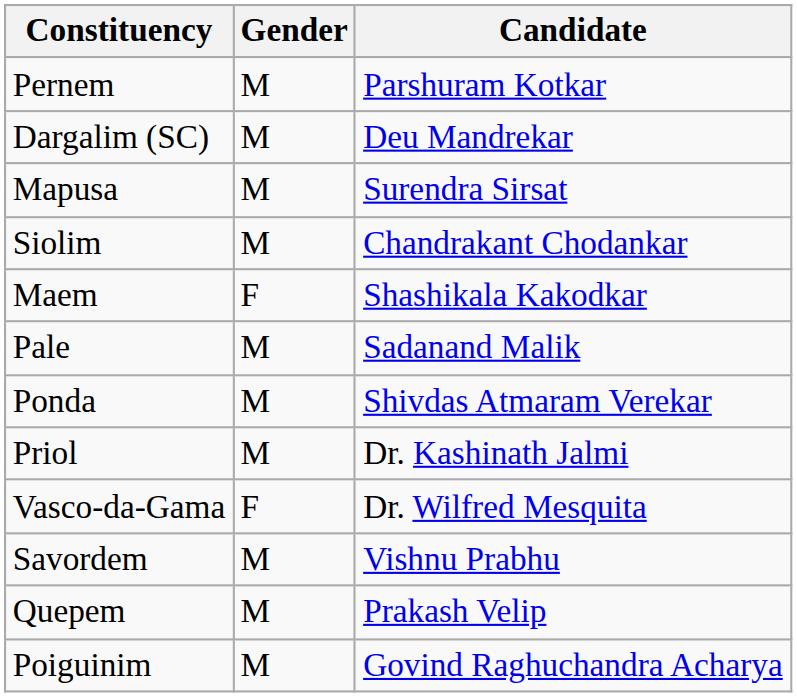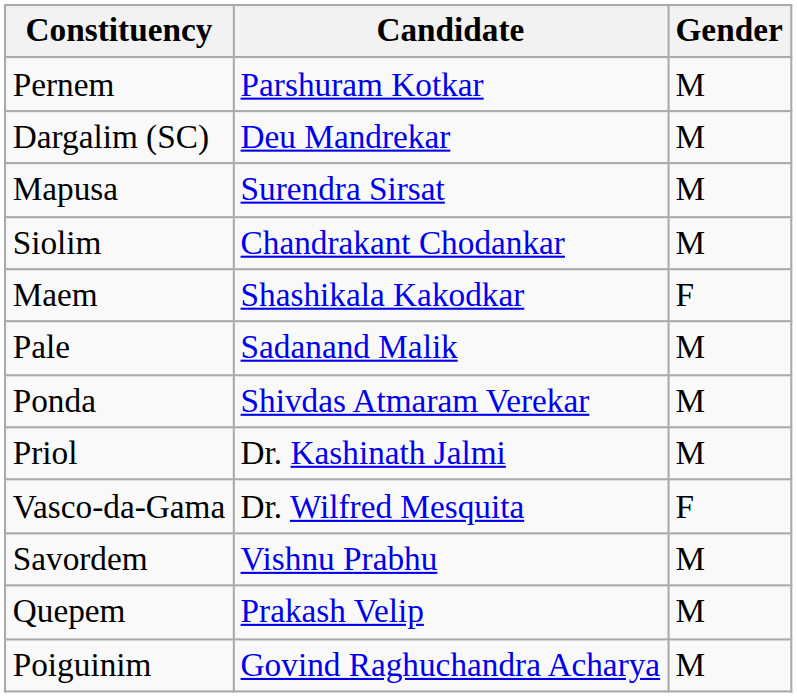columns swapped: (573, 30) <-> (294, 30)
